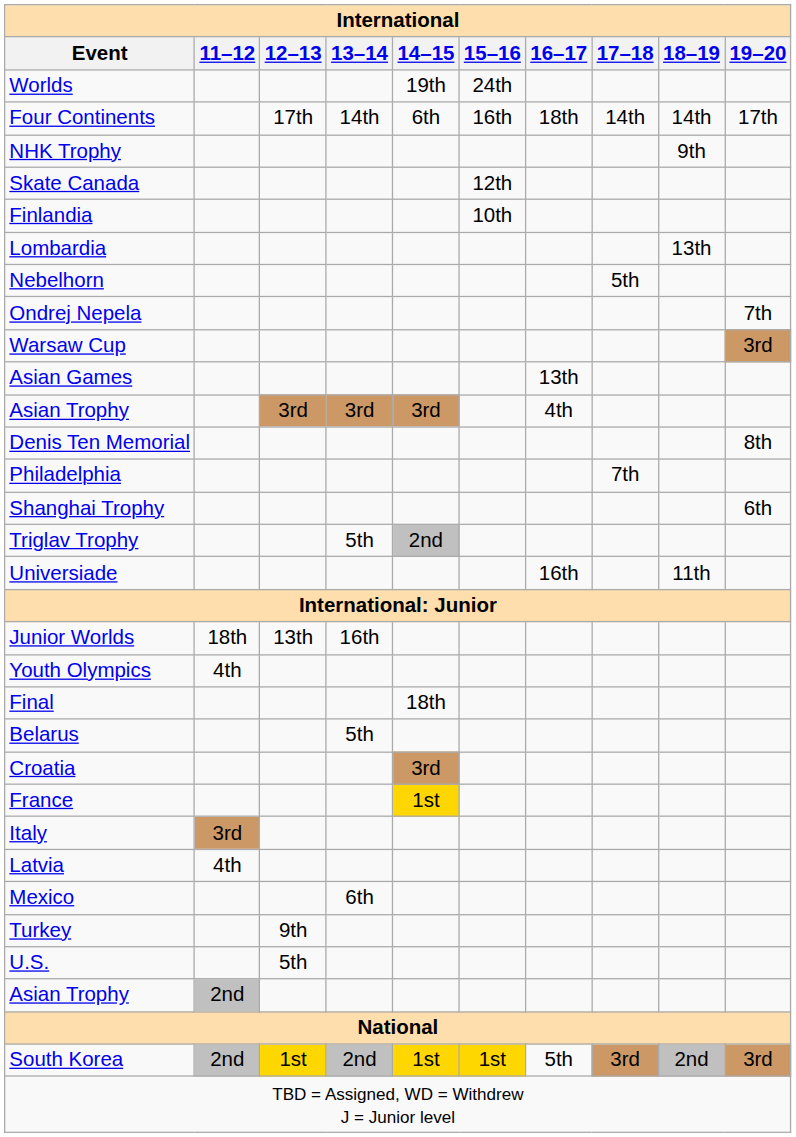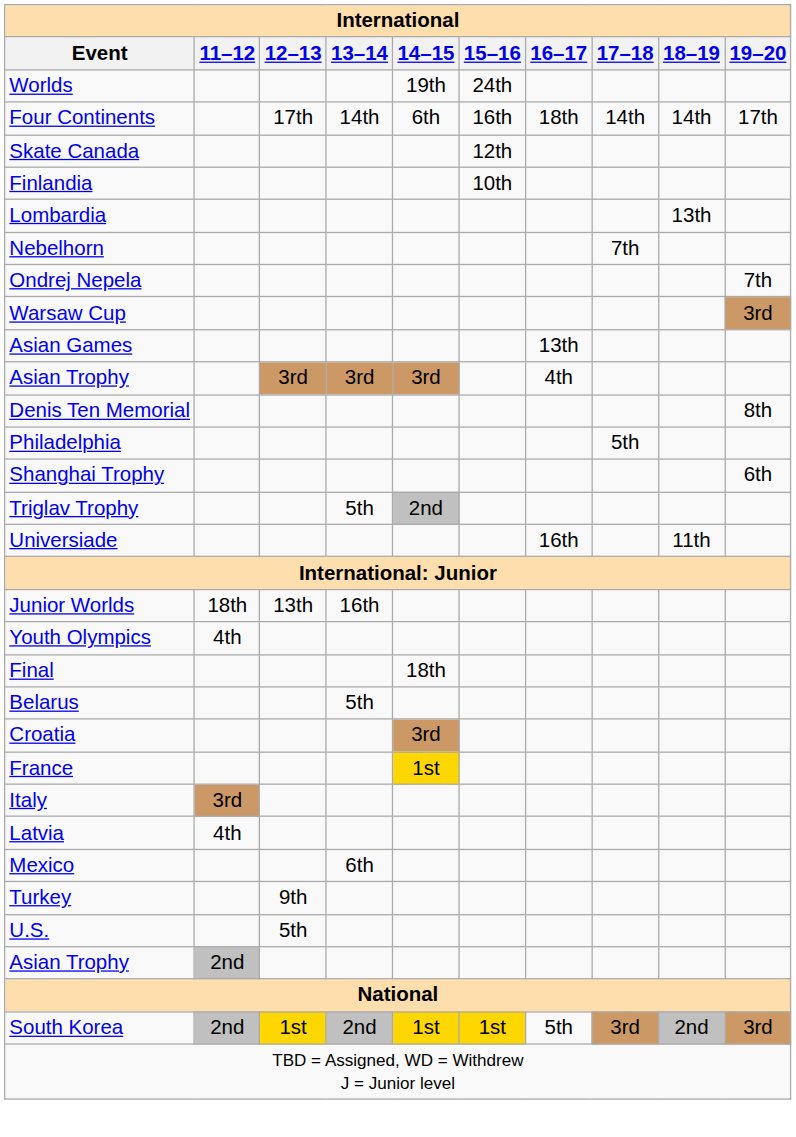- row: (65, 150)
(625, 280) 5th -> (625, 248) 7th
(625, 475) 7th -> (625, 442) 5th
